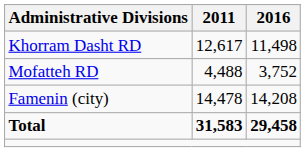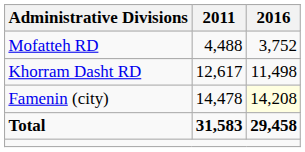rows swapped: (75, 44) <-> (53, 71)
(274, 98) no background -> (274, 98) lightyellow background
